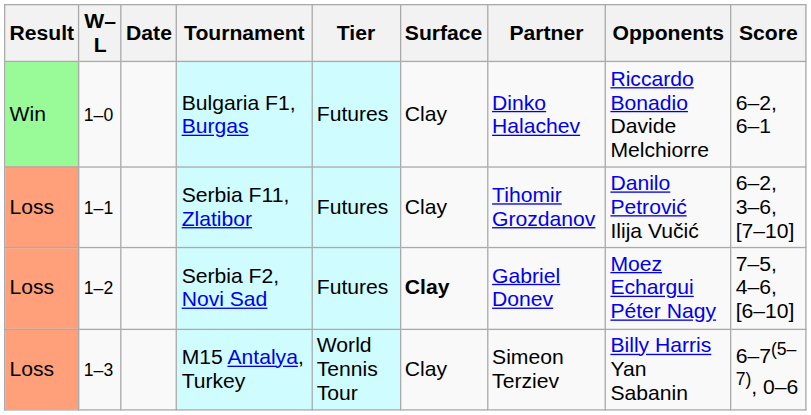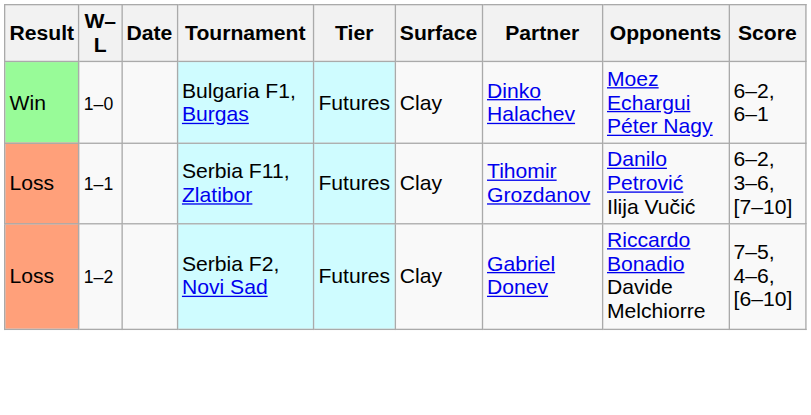(660, 114) Riccardo Bonadio Davide Melchiorre -> (660, 102) Moez Echargui Péter Nagy
(427, 288) bold -> (421, 276) normal
(663, 288) Moez Echargui Péter Nagy -> (656, 276) Riccardo Bonadio Davide Melchiorre
- row: (243, 369)
